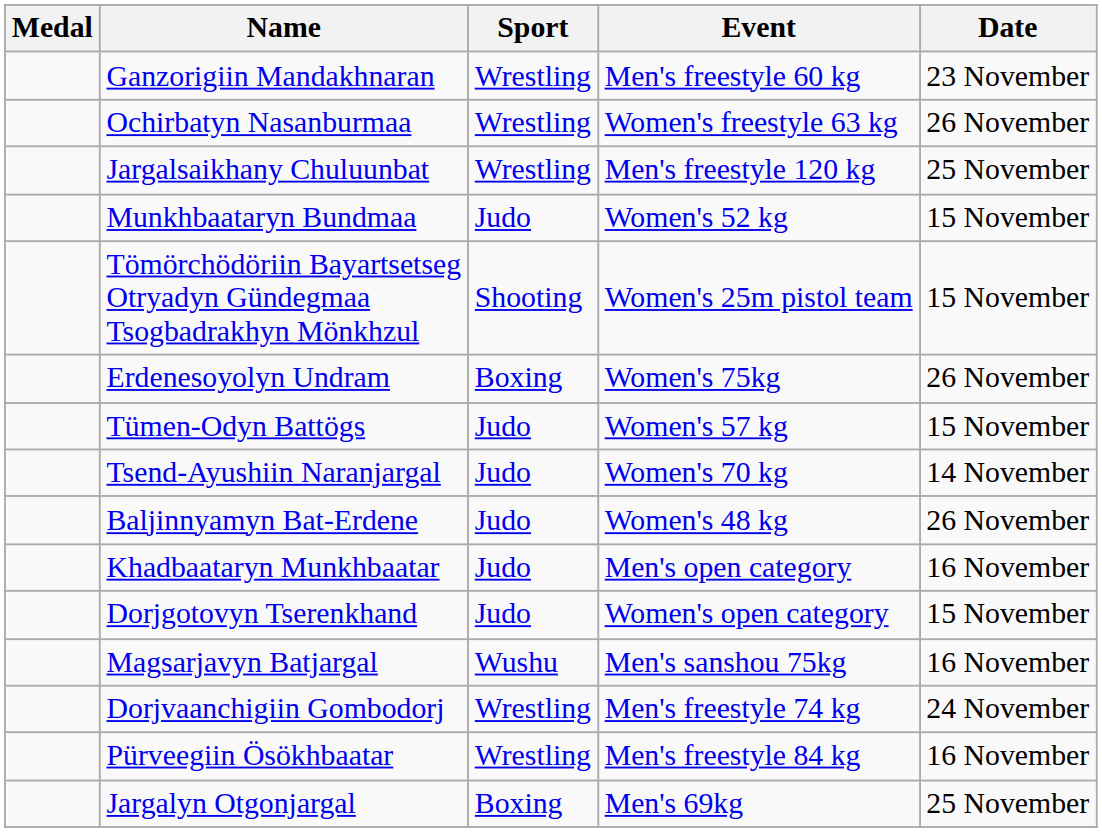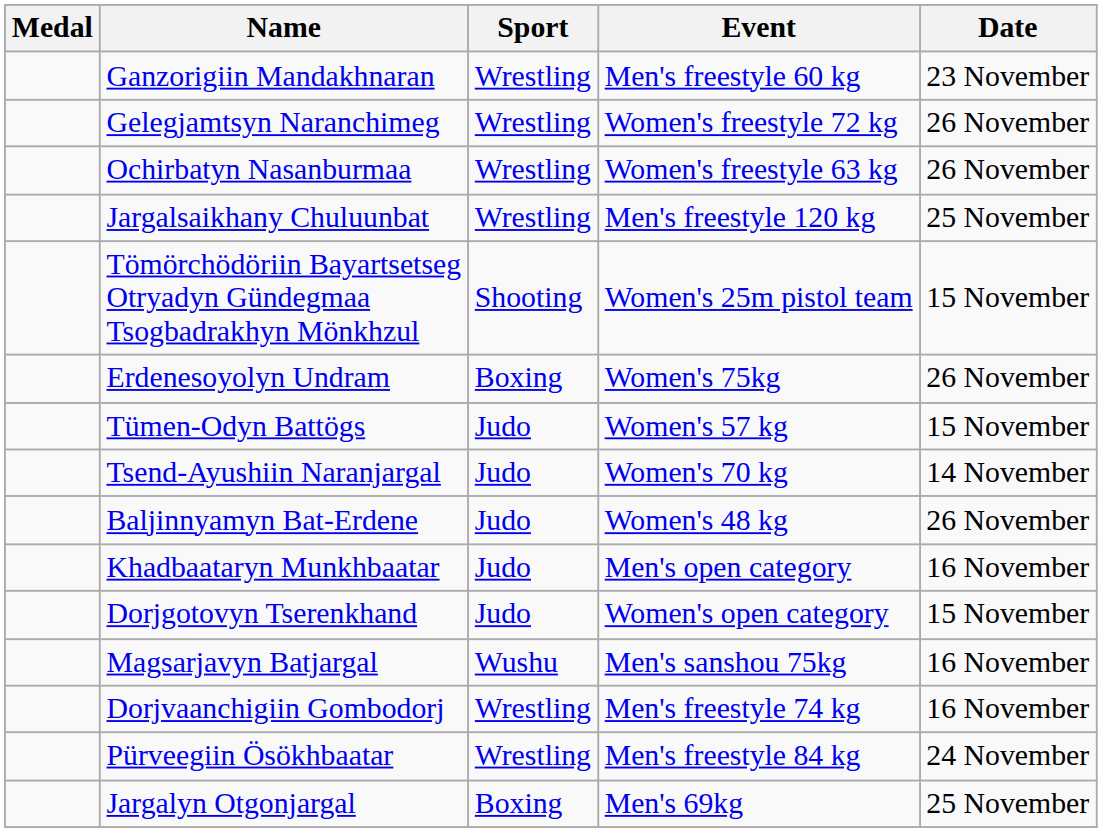+ row: (273, 122)
- row: (261, 216)
(1008, 708) 24 November -> (1008, 708) 16 November
(1008, 755) 16 November -> (1008, 755) 24 November
